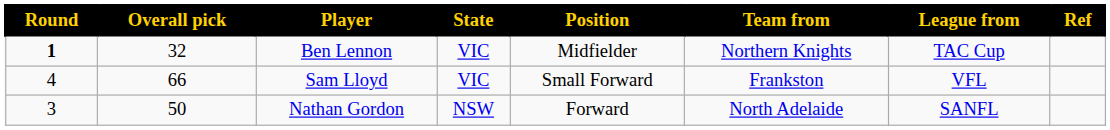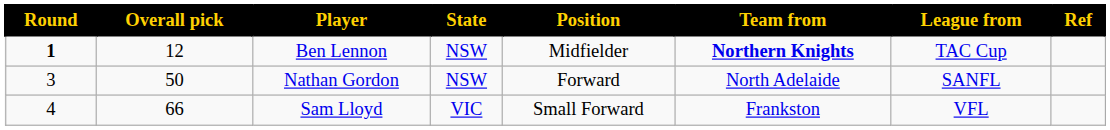(177, 50) 32 -> (174, 50) 12
(473, 50) VIC -> (466, 50) NSW
(786, 50) normal -> (783, 50) bold
rows swapped: (347, 109) <-> (347, 80)
